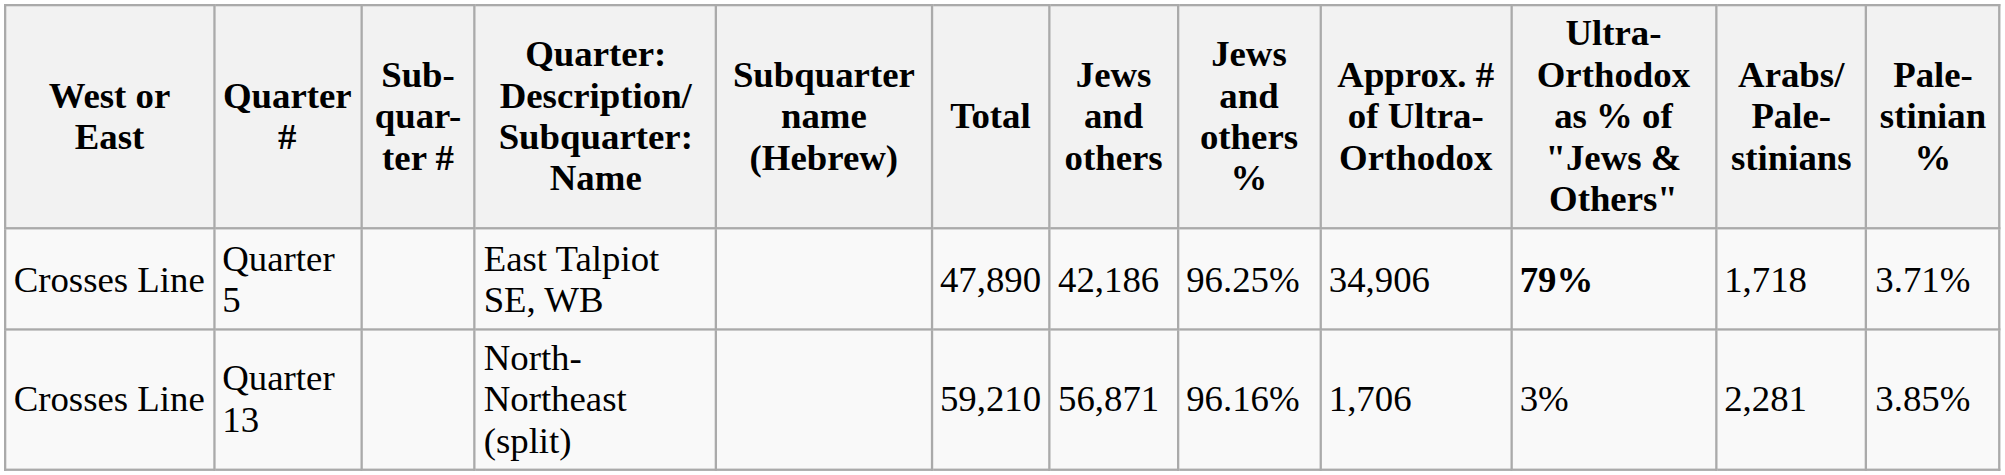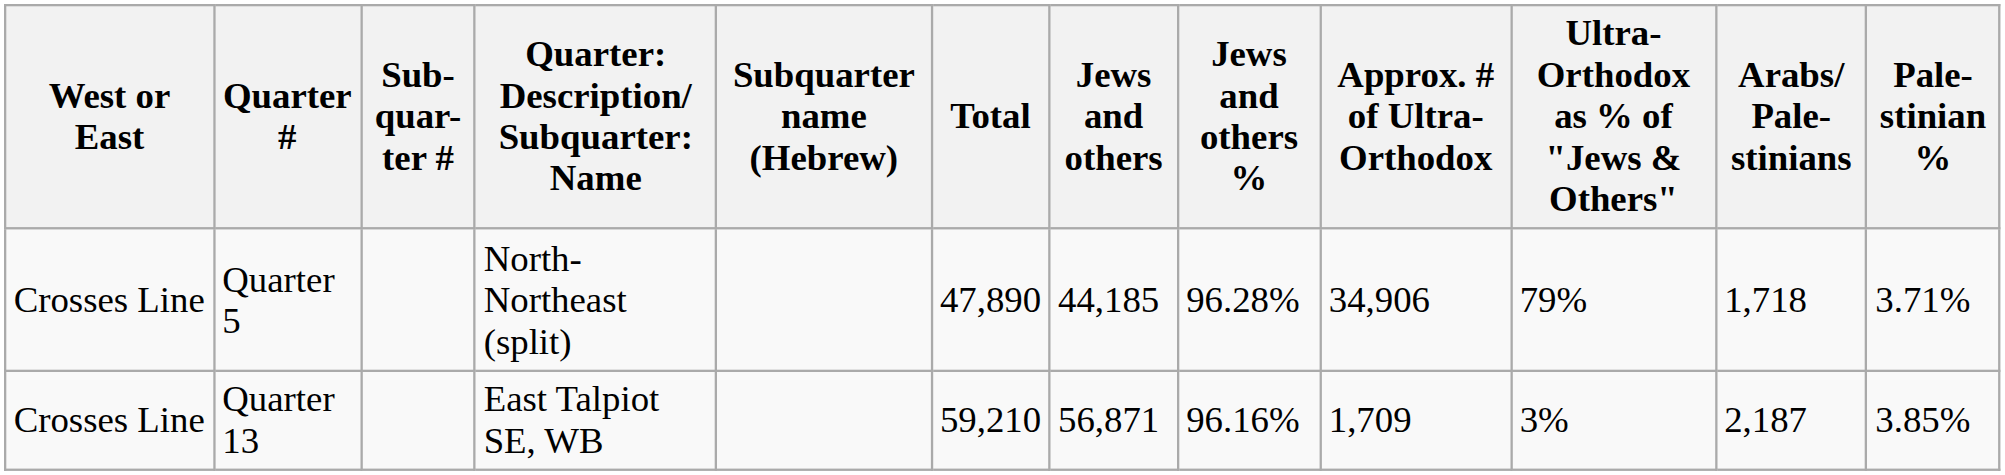(571, 278) East Talpiot SE, WB -> (555, 299) North-Northeast (split)
(1109, 278) 42,186 -> (1109, 299) 44,185
(1243, 278) 96.25% -> (1243, 299) 96.28%
(1556, 278) bold -> (1553, 299) normal
(555, 398) North-Northeast (split) -> (571, 419) East Talpiot SE, WB
(1370, 398) 1,706 -> (1370, 419) 1,709
(1766, 398) 2,281 -> (1766, 419) 2,187
